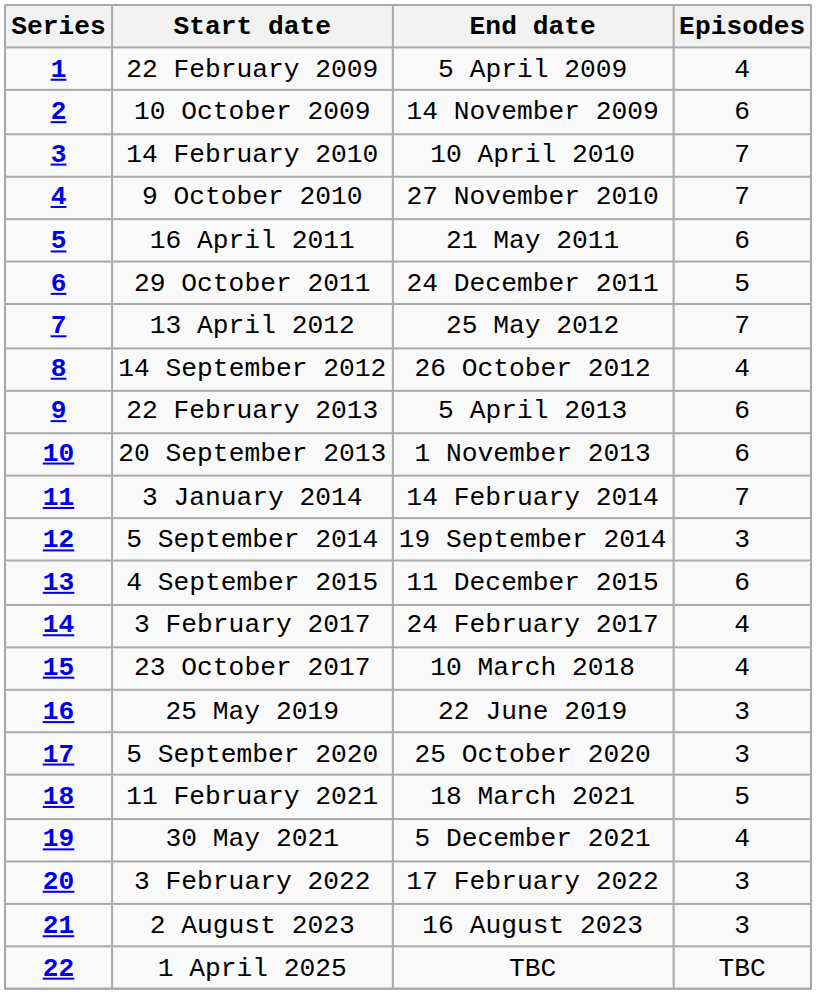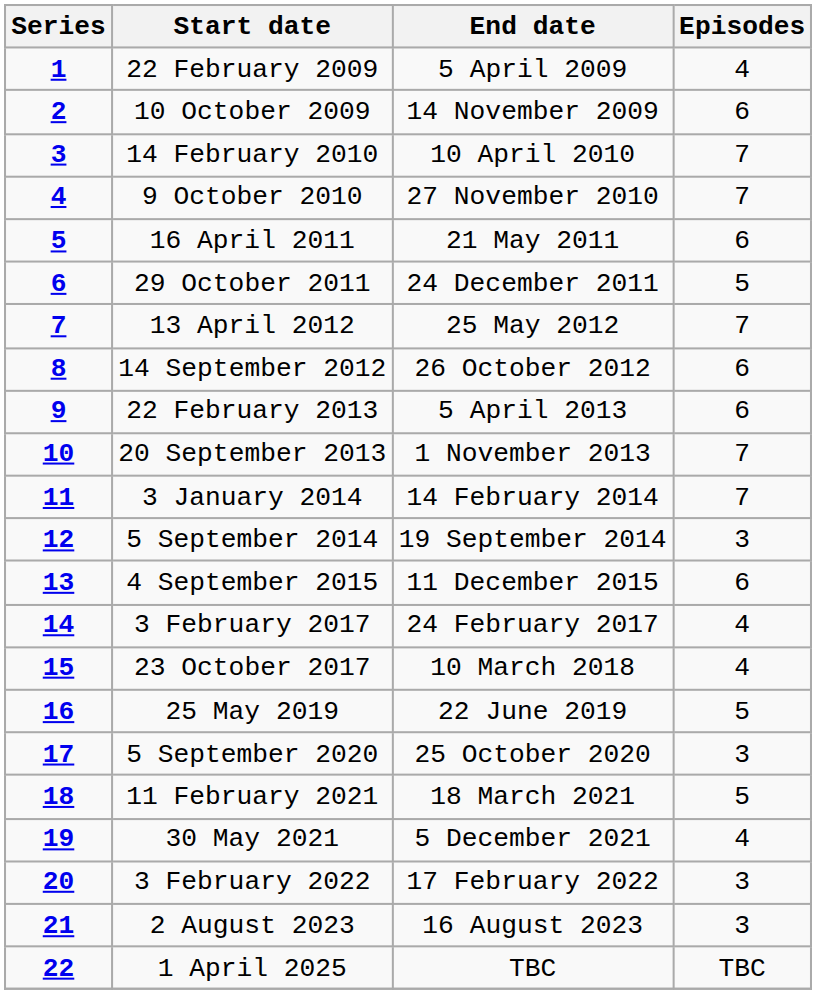(742, 369) 4 -> (742, 369) 6
(742, 454) 6 -> (742, 454) 7
(742, 711) 3 -> (742, 711) 5
